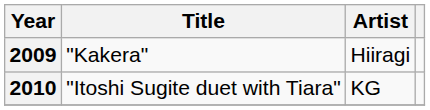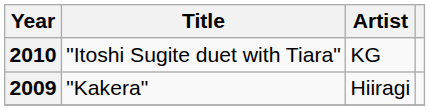rows swapped: (33, 54) <-> (33, 88)
